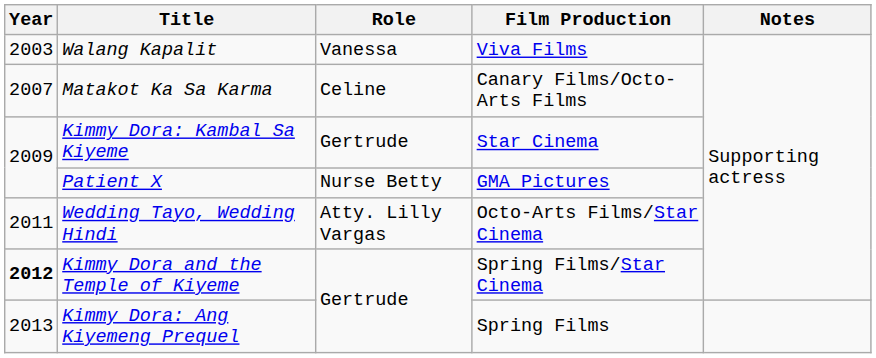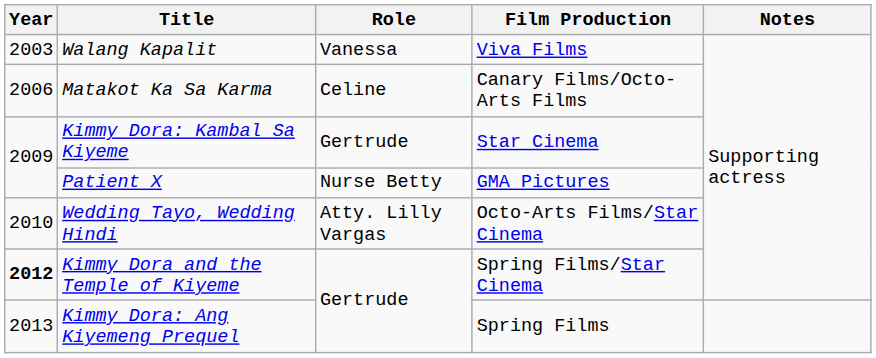(31, 91) 2007 -> (31, 91) 2006
(31, 223) 2011 -> (31, 223) 2010
